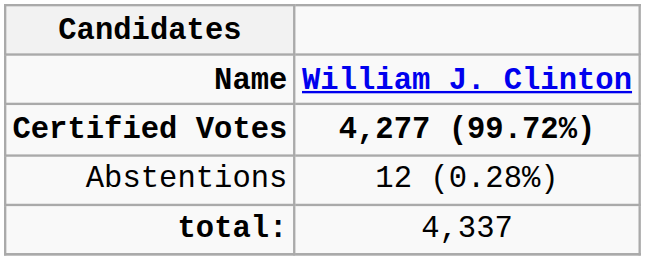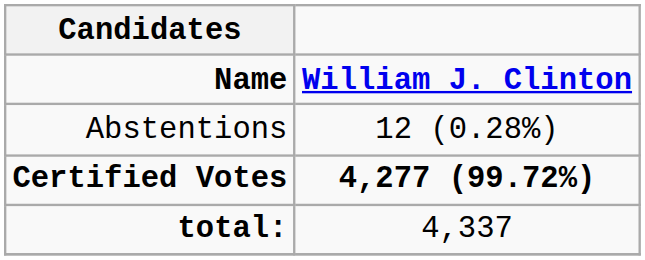rows swapped: (150, 130) <-> (187, 179)
